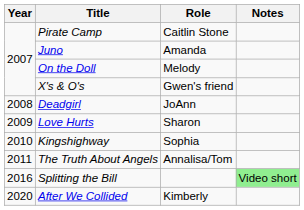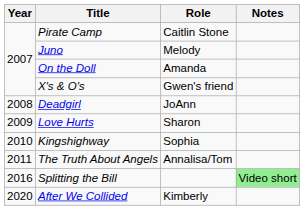(185, 50) Amanda -> (182, 50) Melody
(182, 68) Melody -> (185, 68) Amanda
